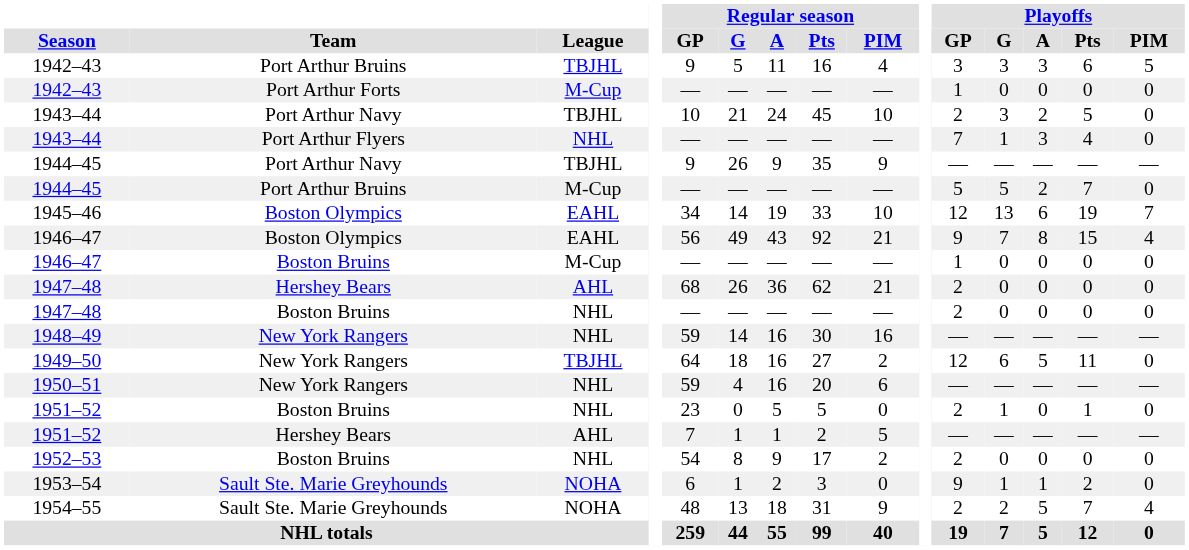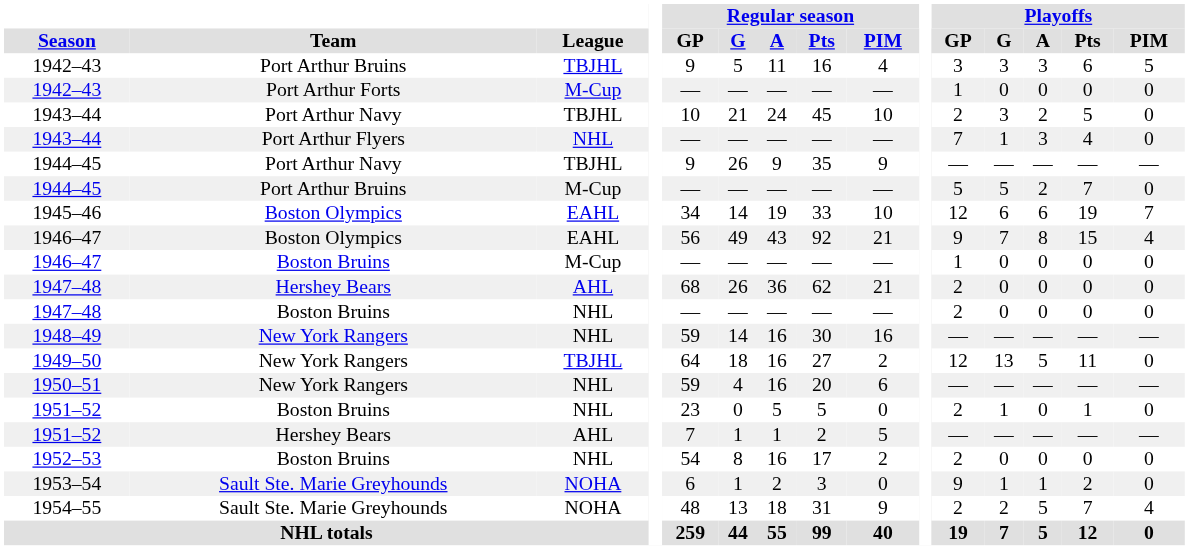(1004, 212) 13 -> (1004, 212) 6
(1004, 360) 6 -> (1004, 360) 13
(777, 458) 9 -> (777, 458) 16
